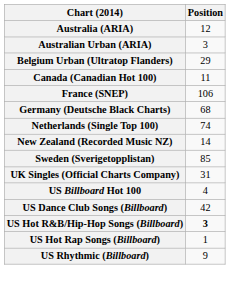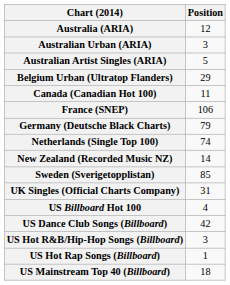+ row: (95, 61)
(205, 110) 68 -> (205, 126) 79
(205, 223) bold -> (205, 239) normal
+ row: (95, 272)
- row: (95, 256)
